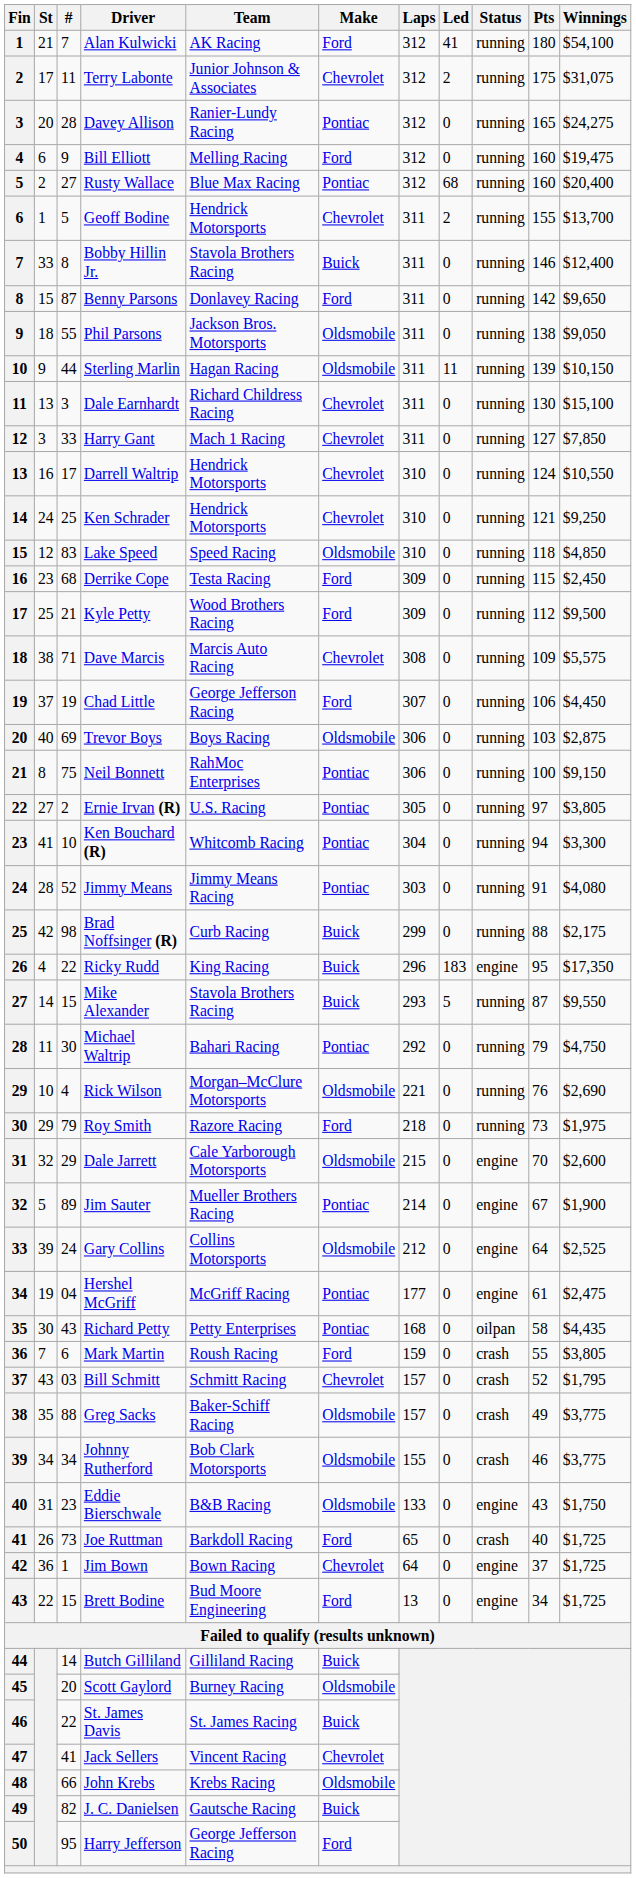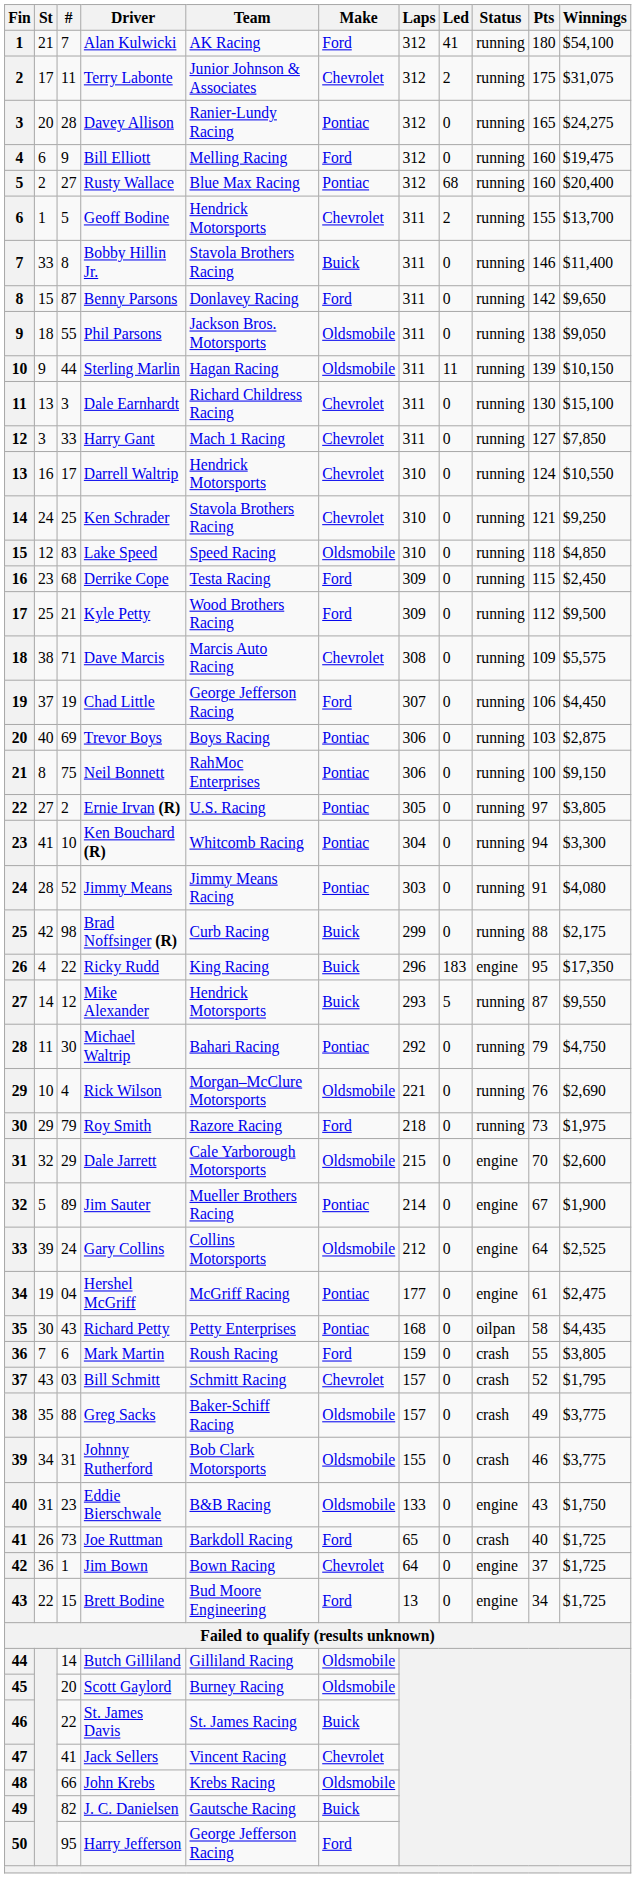(588, 263) $12,400 -> (588, 263) $11,400
(228, 518) Hendrick Motorsports -> (242, 518) Stavola Brothers Racing
(359, 737) Oldsmobile -> (346, 737) Pontiac
(69, 1001) 15 -> (69, 1001) 12
(242, 1001) Stavola Brothers Racing -> (228, 1001) Hendrick Motorsports
(69, 1460) 34 -> (69, 1460) 31
(341, 1661) Buick -> (359, 1661) Oldsmobile
